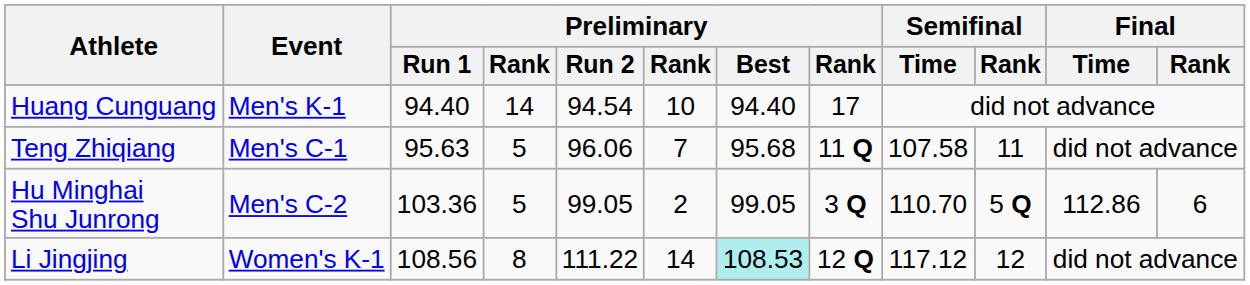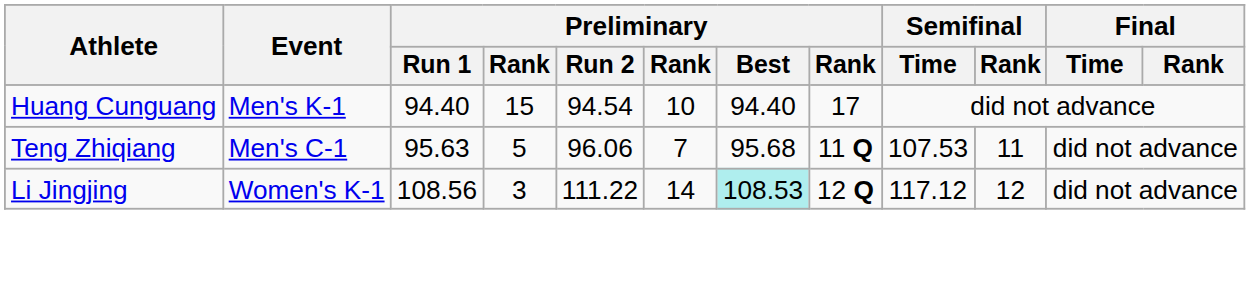(519, 106) 14 -> (519, 106) 15
(928, 148) 107.58 -> (928, 148) 107.53
- row: (85, 204)
(519, 260) 8 -> (519, 189) 3
